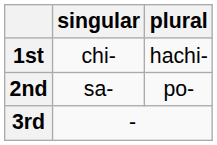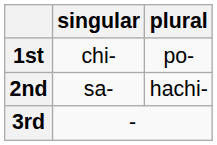(179, 55) hachi- -> (179, 55) po-
(179, 88) po- -> (179, 88) hachi-
